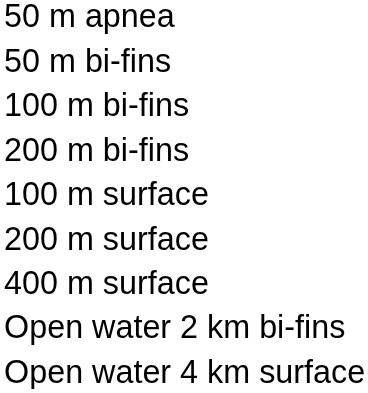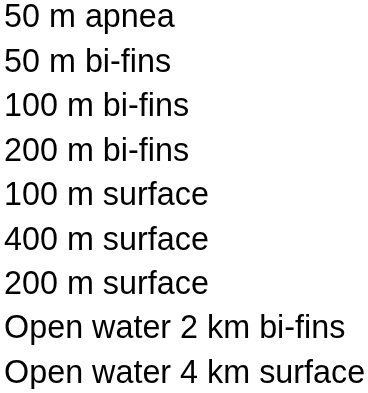rows swapped: (106, 238) <-> (106, 283)
